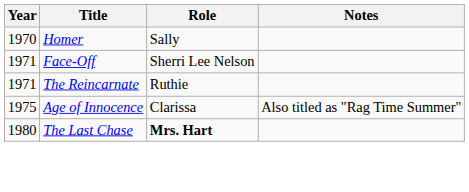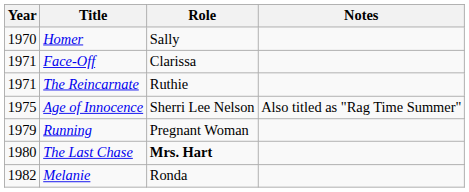(202, 61) Sherri Lee Nelson -> (173, 61) Clarissa
(173, 107) Clarissa -> (202, 107) Sherri Lee Nelson
+ row: (68, 130)
+ row: (67, 175)
